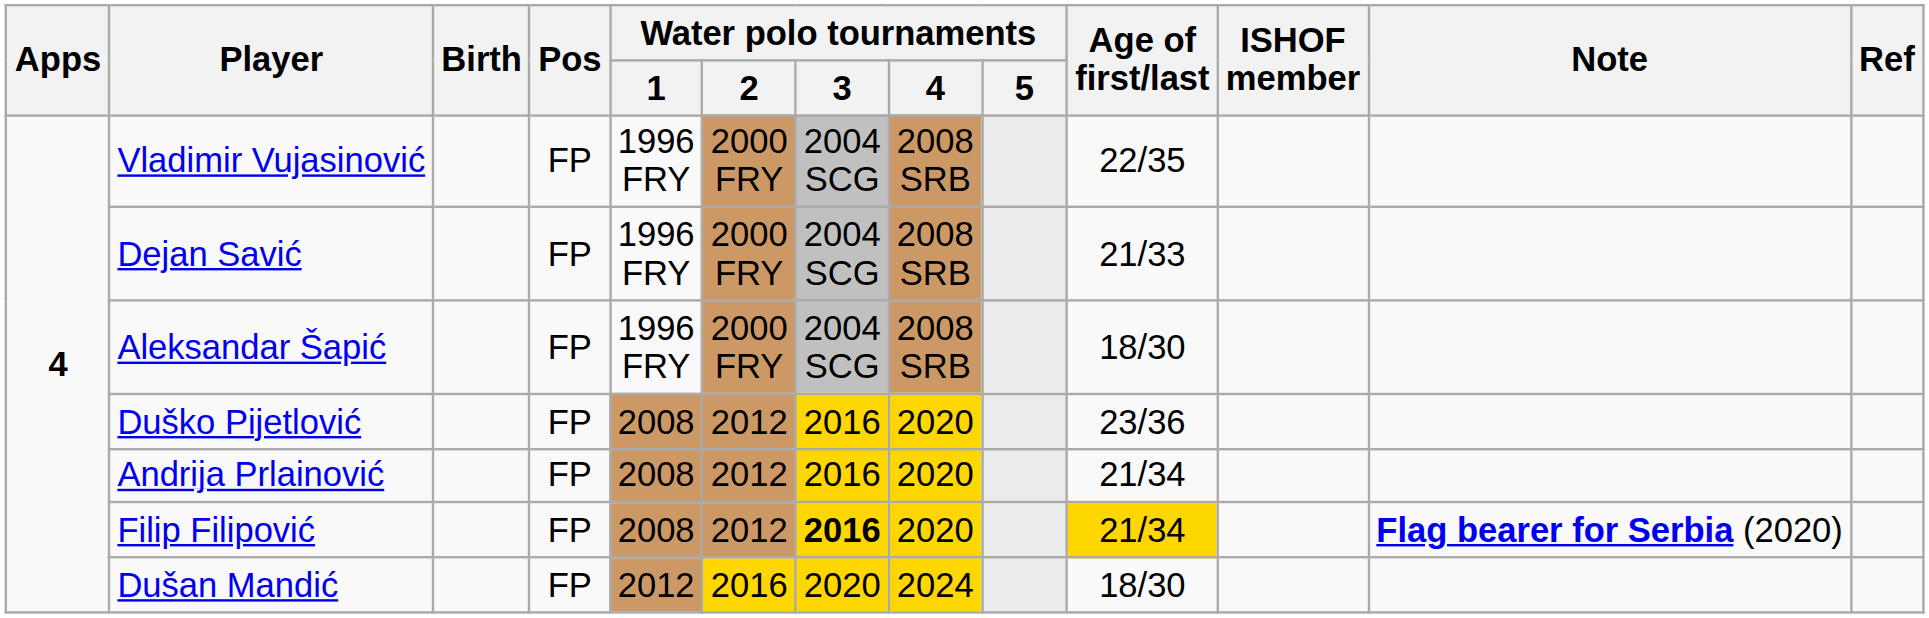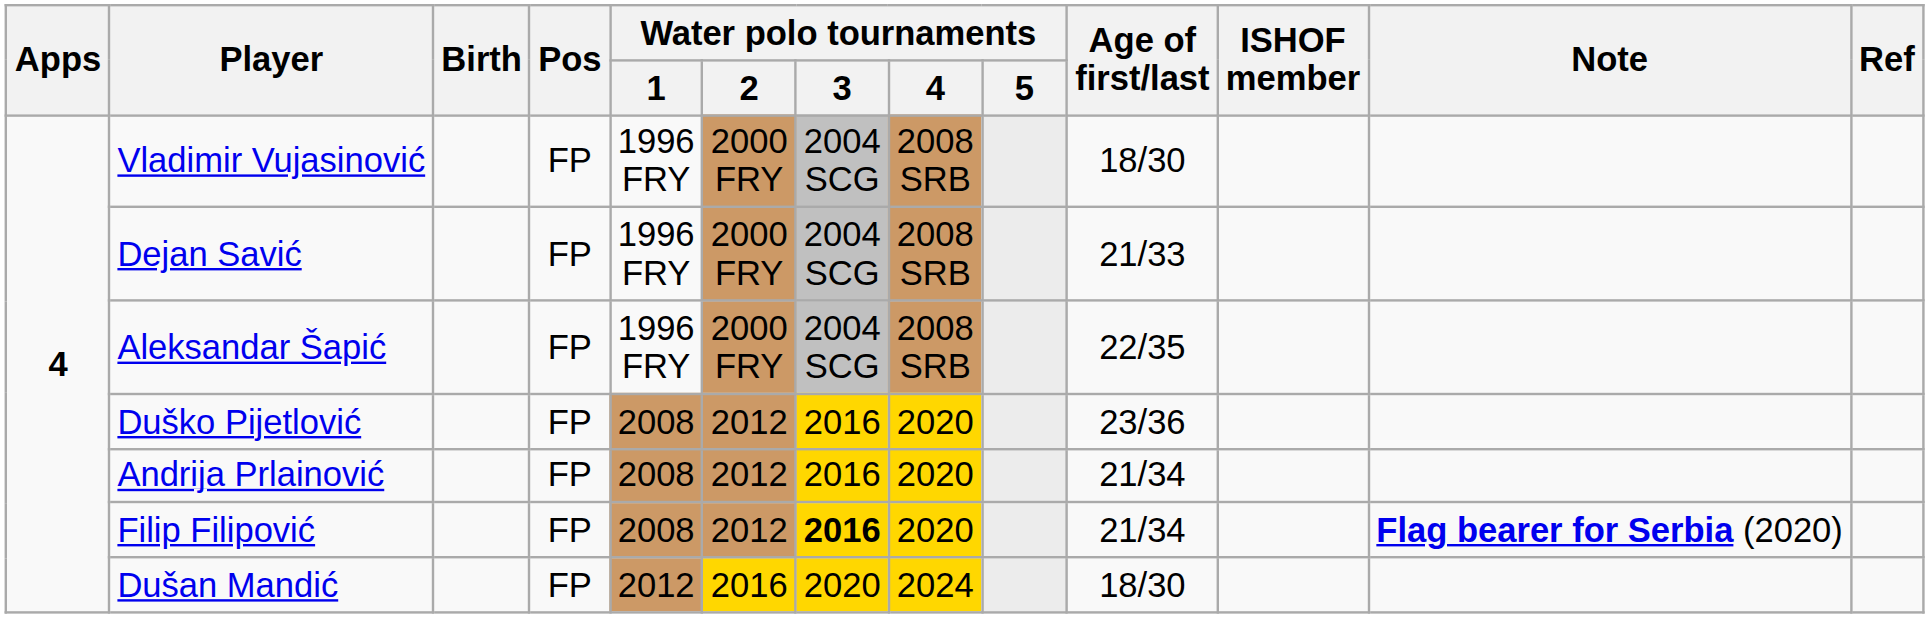(1142, 161) 22/35 -> (1142, 161) 18/30
(1142, 347) 18/30 -> (1142, 347) 22/35
(1142, 530) gold background -> (1142, 530) no background
